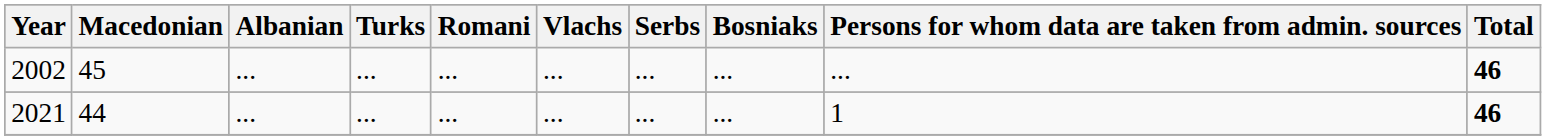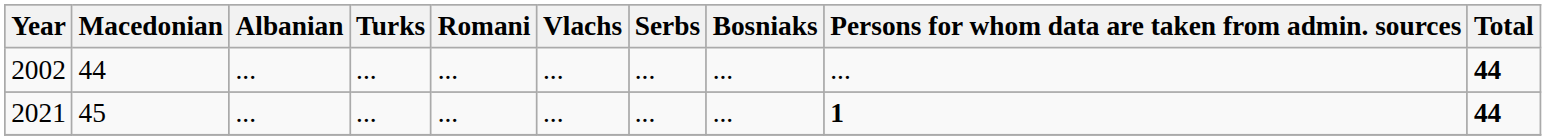(92, 69) 45 -> (92, 69) 44
(1488, 69) 46 -> (1488, 69) 44
(92, 112) 44 -> (92, 112) 45
(837, 112) normal -> (837, 112) bold
(1488, 112) 46 -> (1488, 112) 44
